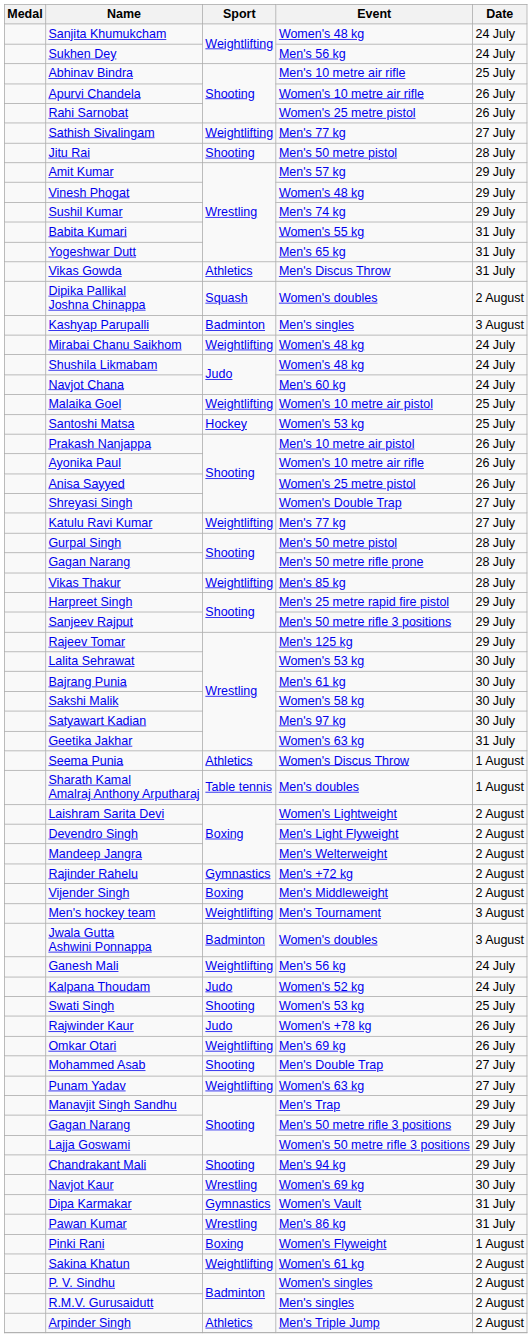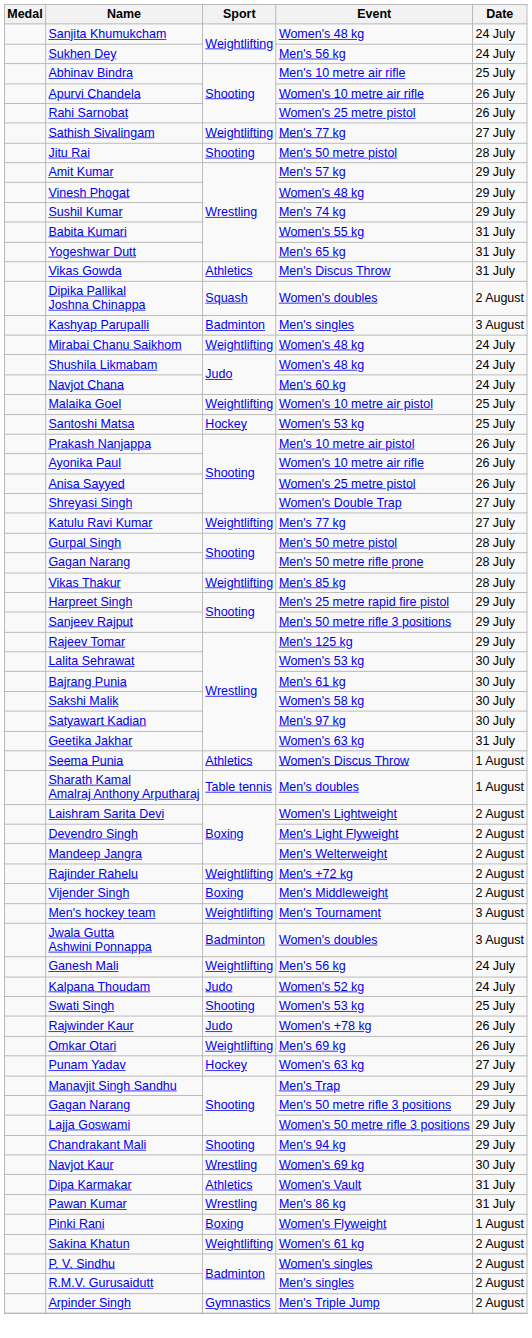(238, 873) Gymnastics -> (239, 873) Weightlifting
- row: (97, 1065)
(239, 1085) Weightlifting -> (226, 1065) Hockey
(238, 1204) Gymnastics -> (229, 1184) Athletics
(229, 1323) Athletics -> (238, 1303) Gymnastics
